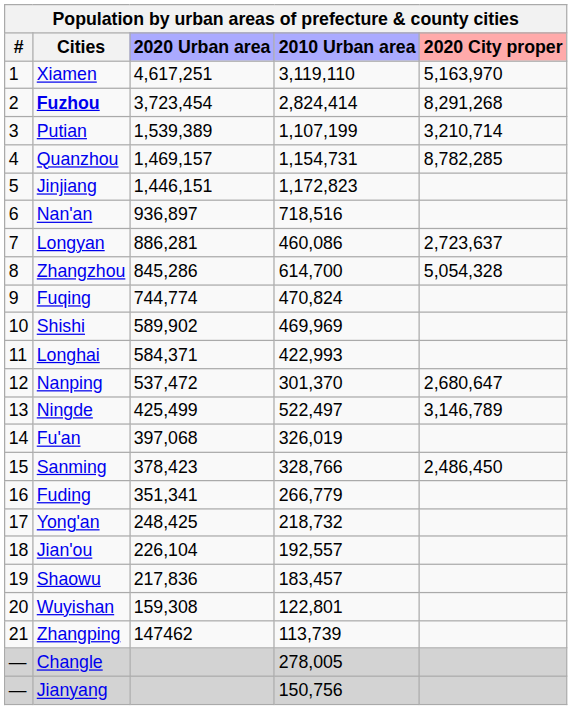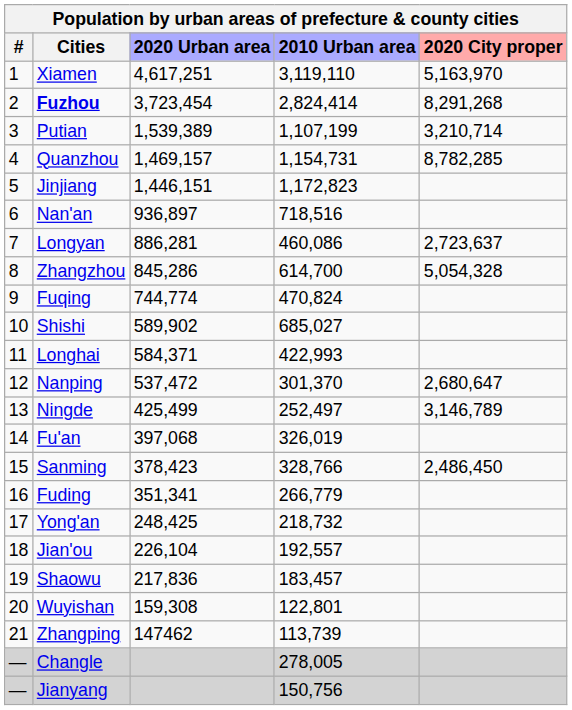(311, 327) 469,969 -> (311, 327) 685,027
(311, 411) 522,497 -> (311, 411) 252,497
